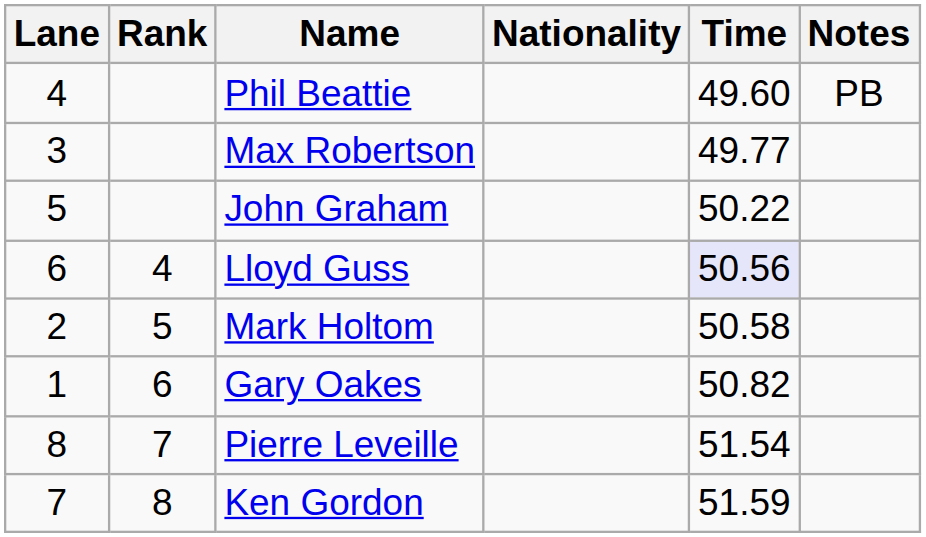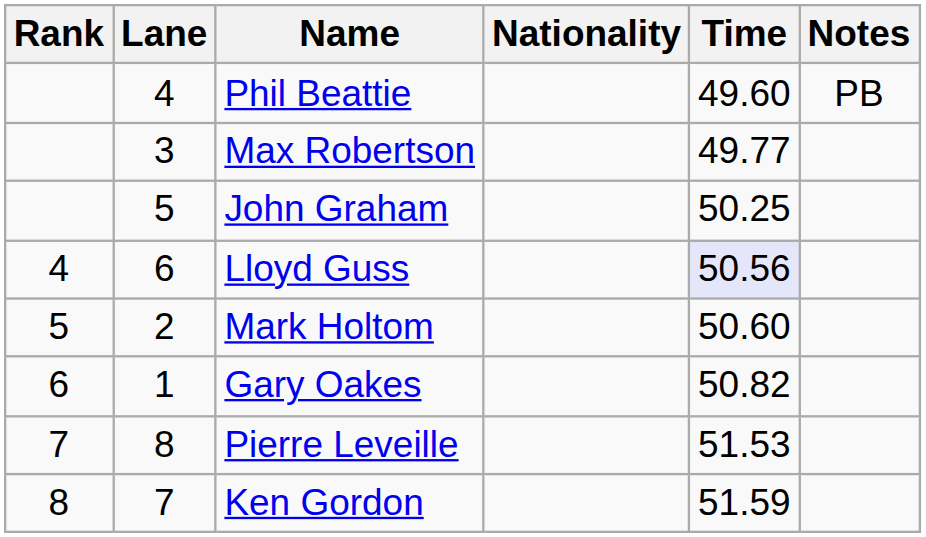columns swapped: (162, 33) <-> (57, 33)
(744, 209) 50.22 -> (744, 209) 50.25
(744, 326) 50.58 -> (744, 326) 50.60
(744, 444) 51.54 -> (744, 444) 51.53
